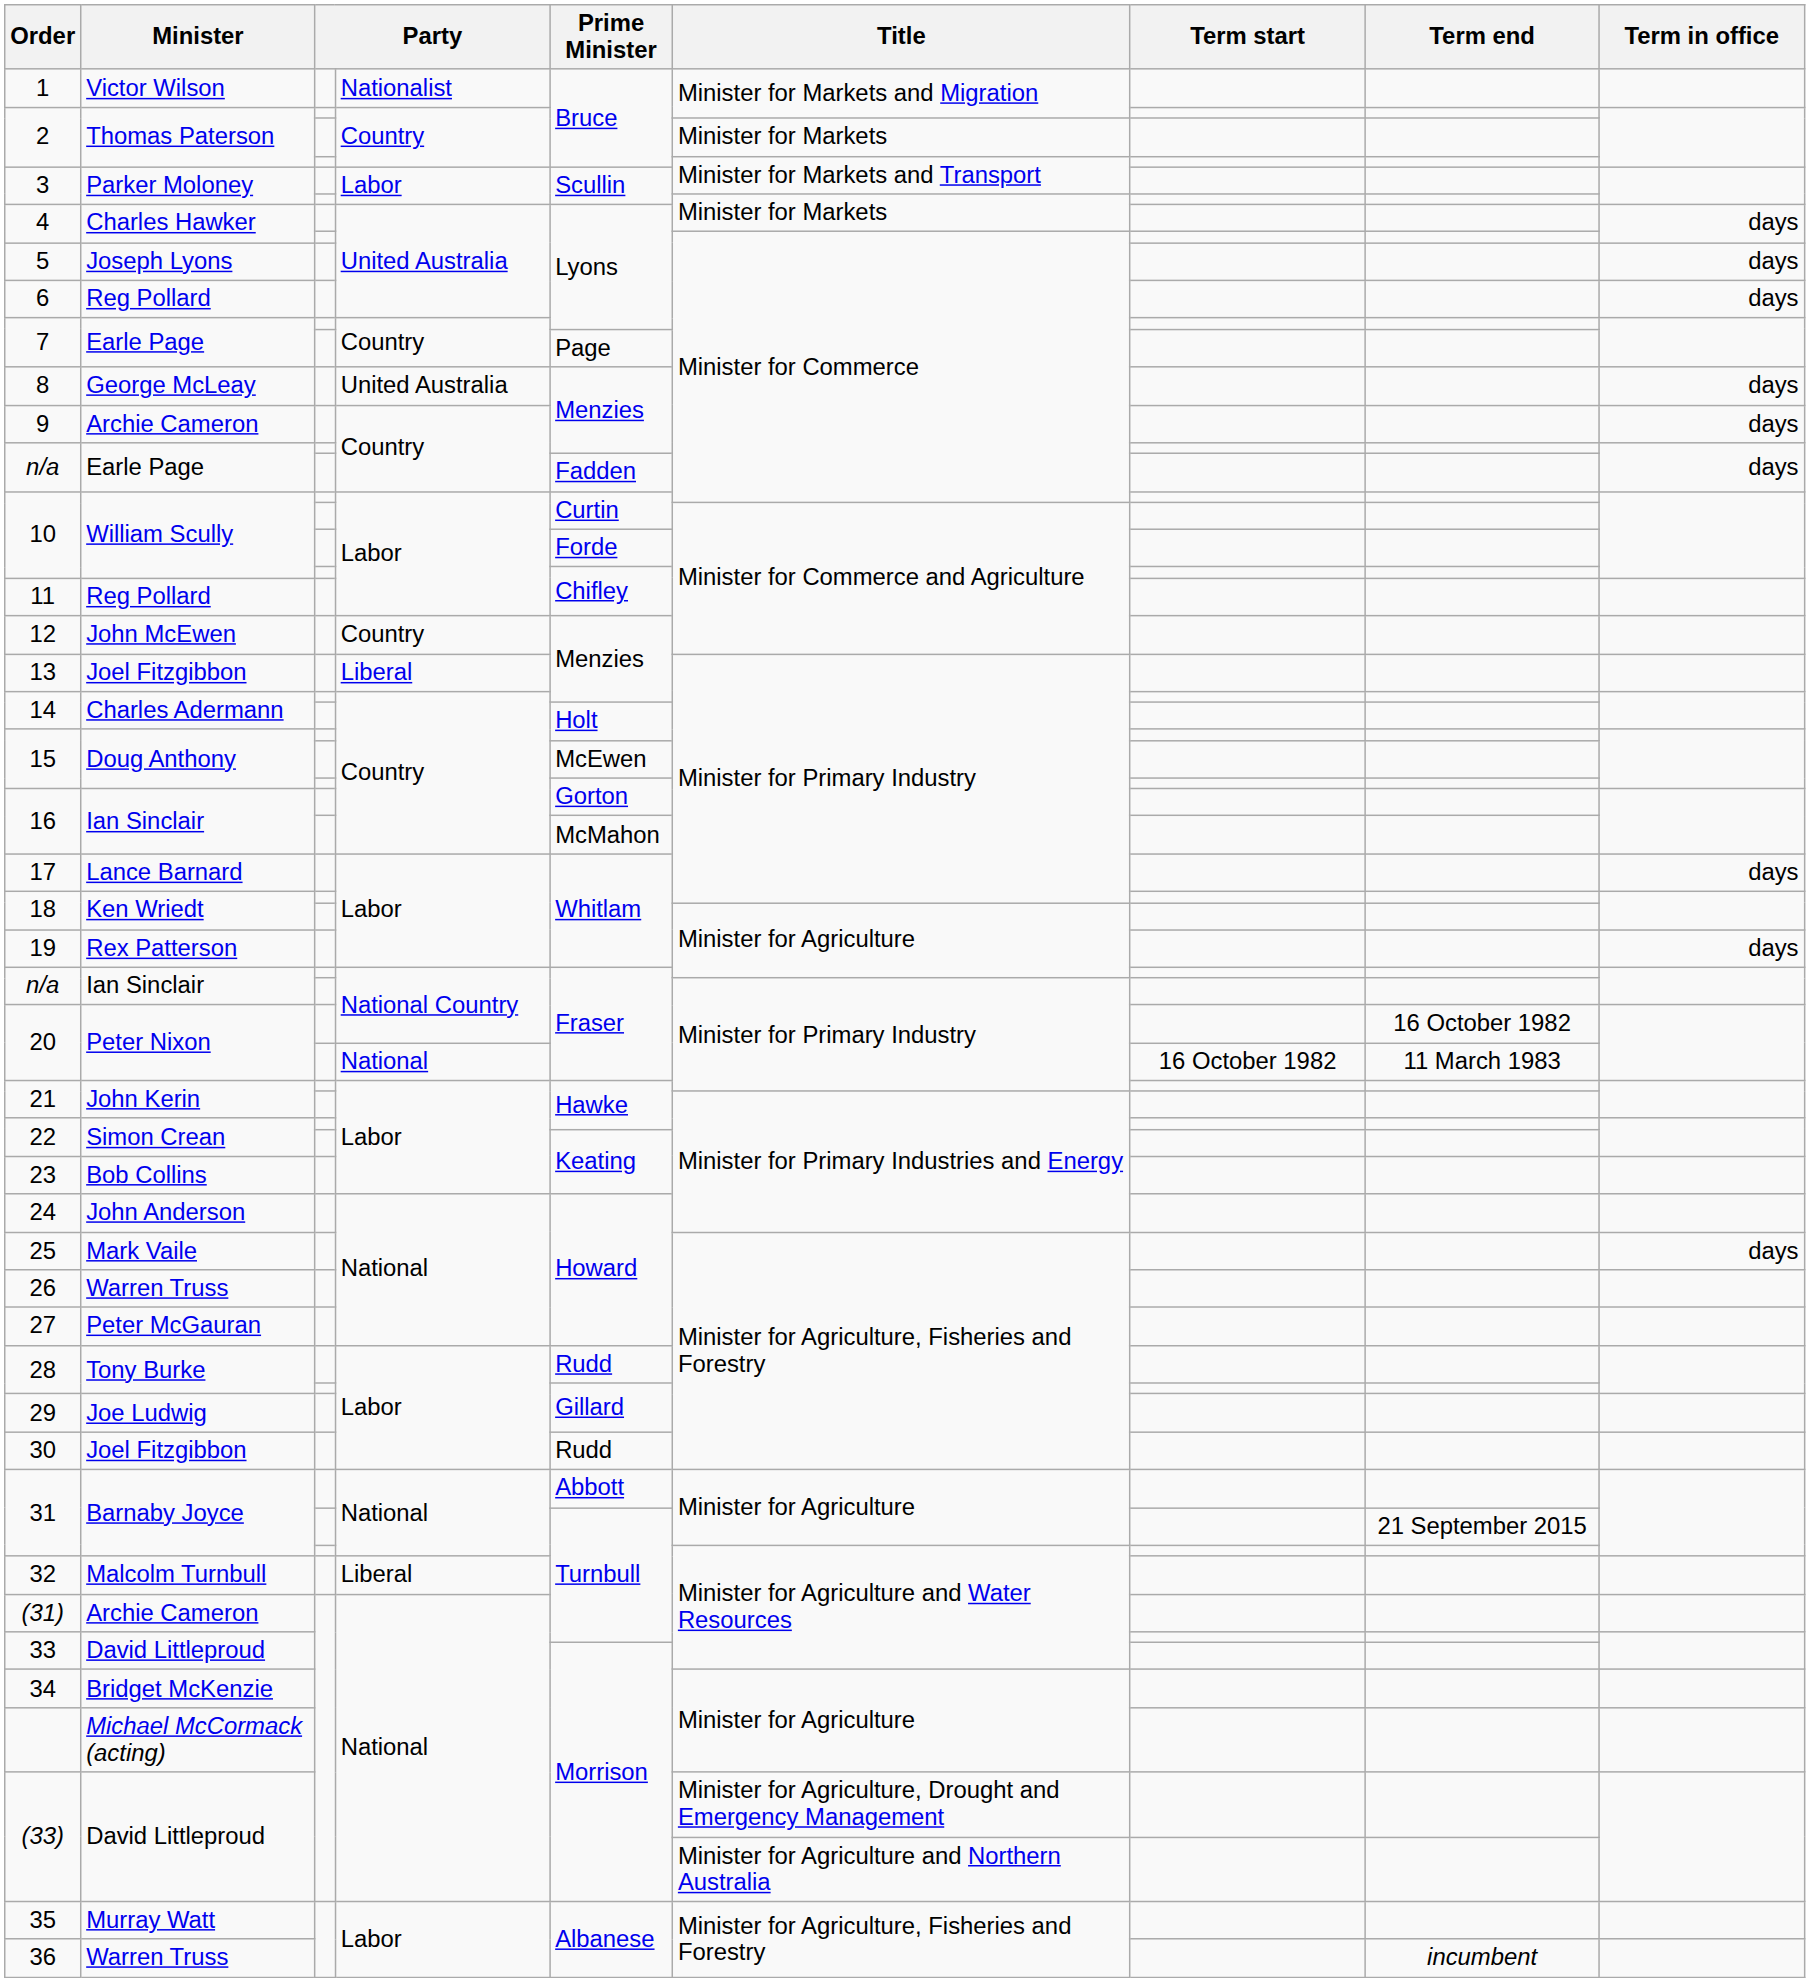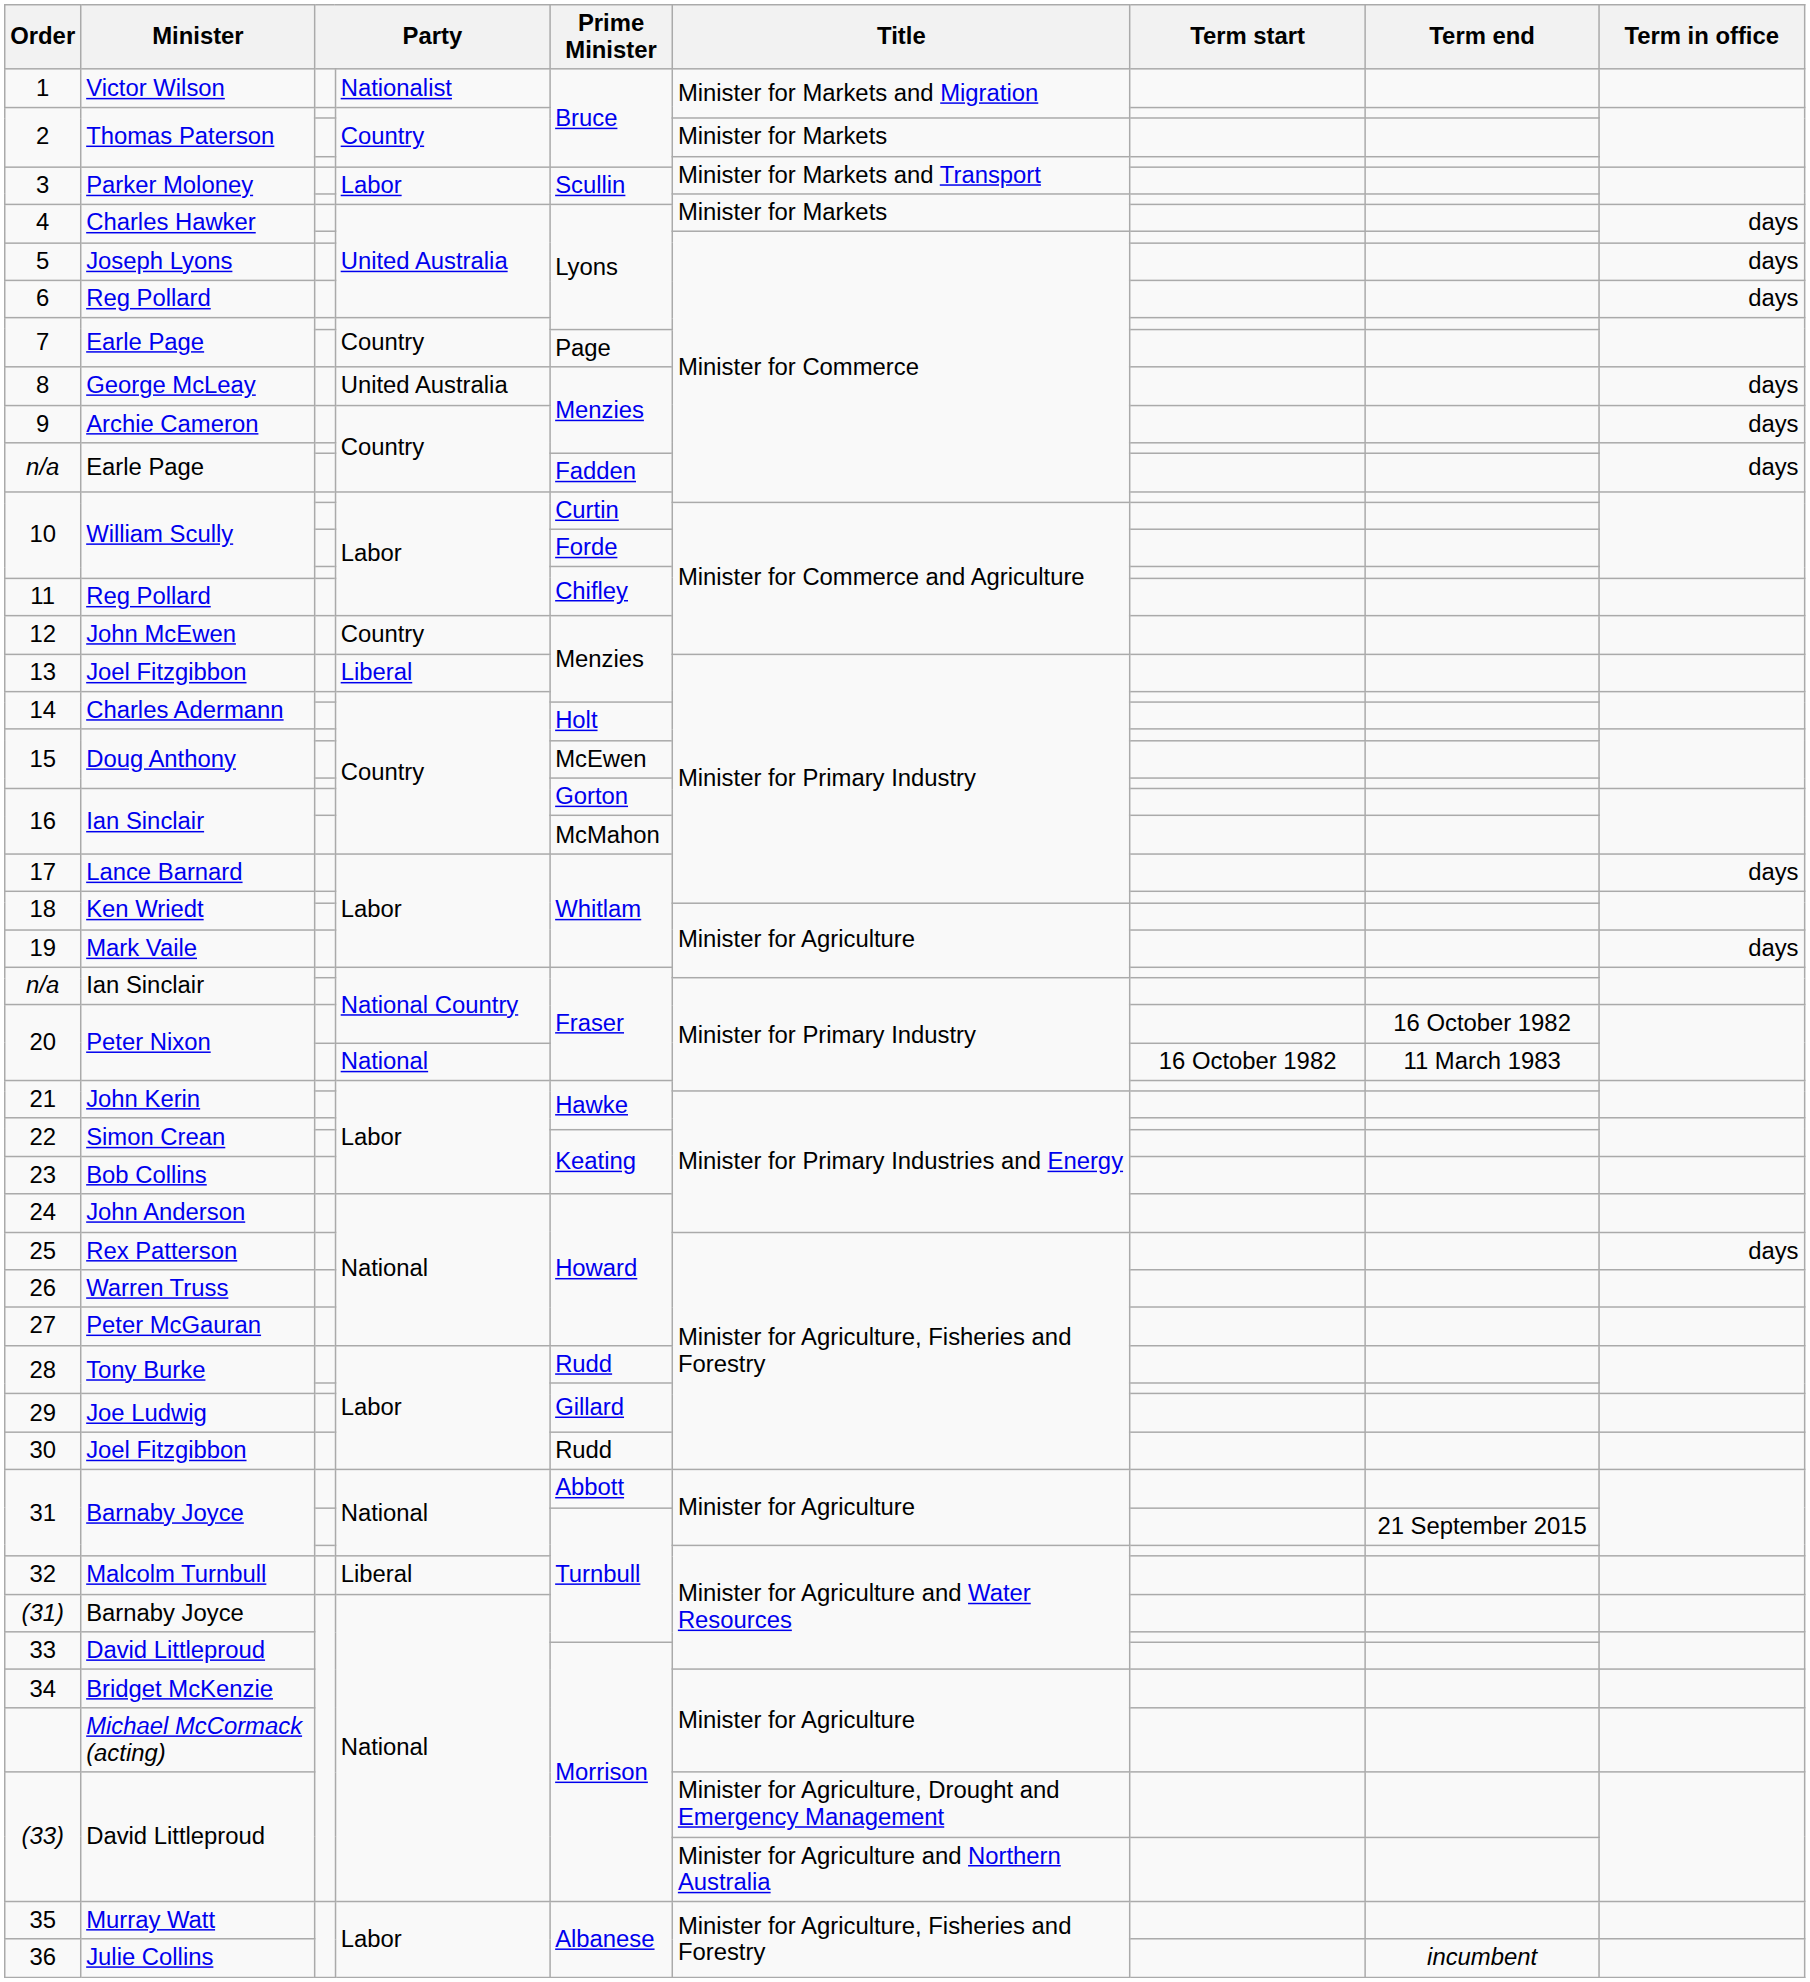(162, 947) Rex Patterson -> (142, 947) Mark Vaile
(142, 1250) Mark Vaile -> (162, 1250) Rex Patterson
(172, 1612) Archie Cameron -> (165, 1612) Barnaby Joyce
(157, 1957) Warren Truss -> (150, 1957) Julie Collins
